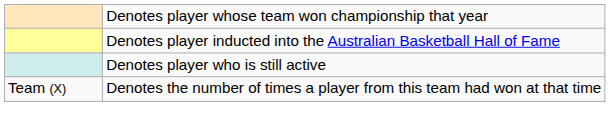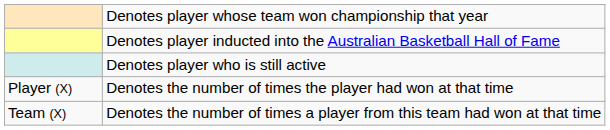+ row: (310, 88)
